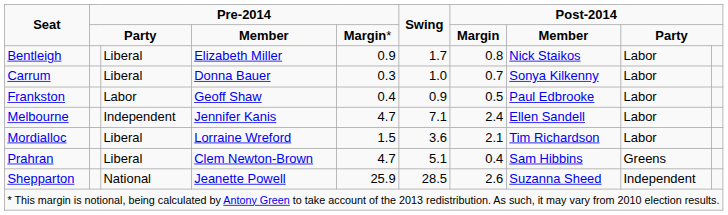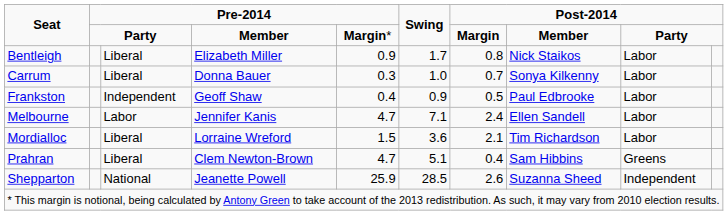(120, 96) Labor -> (139, 96) Independent
(139, 117) Independent -> (120, 117) Labor
